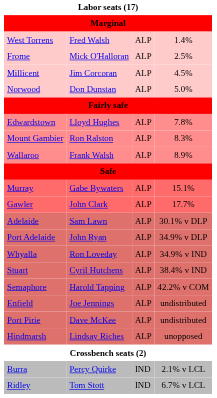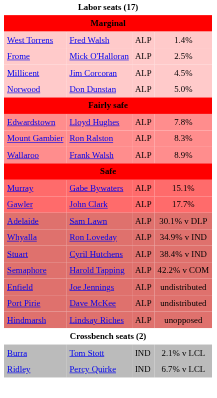- row: (31, 237)
(93, 369) Percy Quirke -> (87, 352) Tom Stott
(87, 385) Tom Stott -> (93, 369) Percy Quirke
